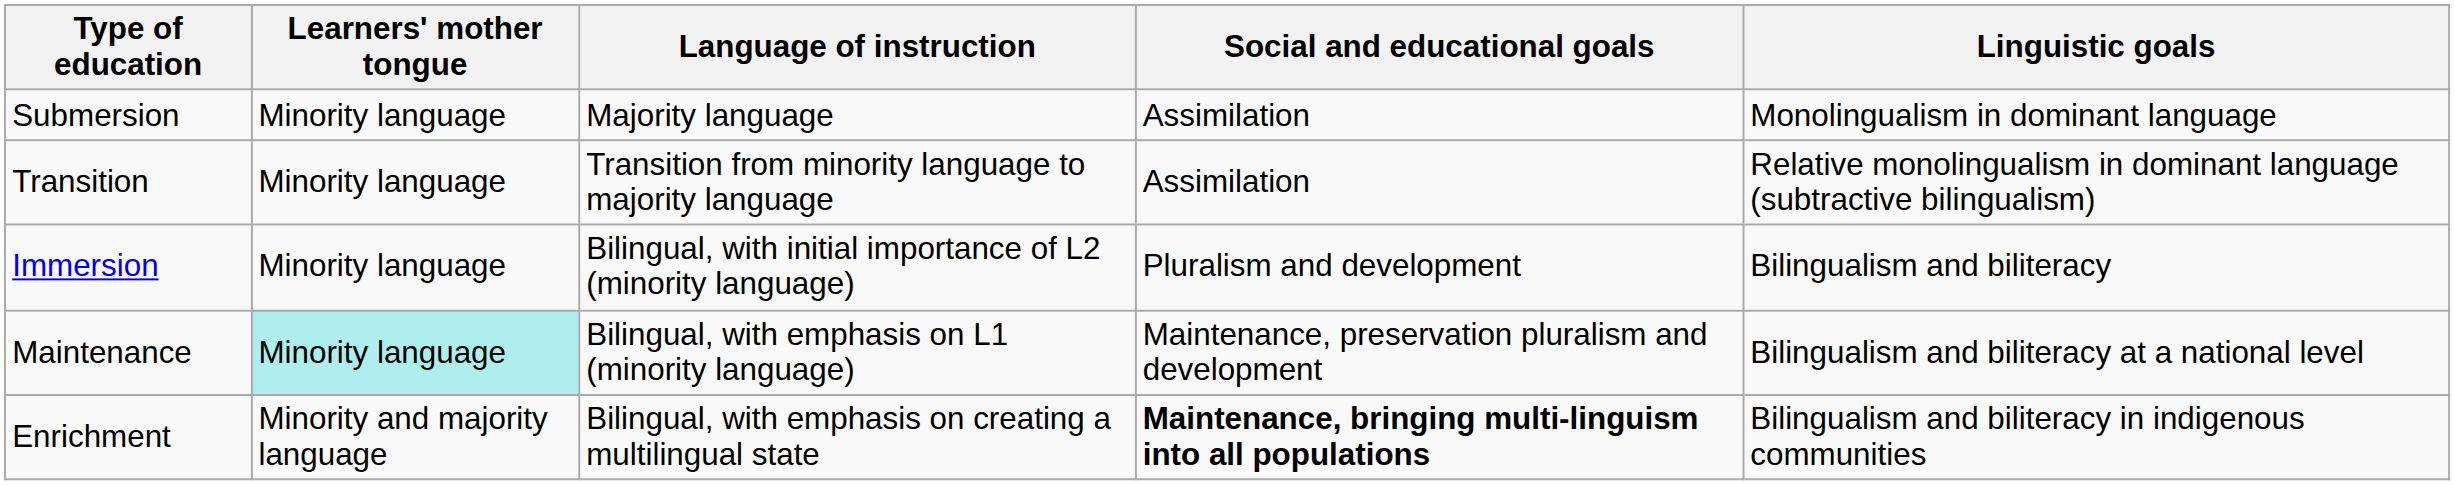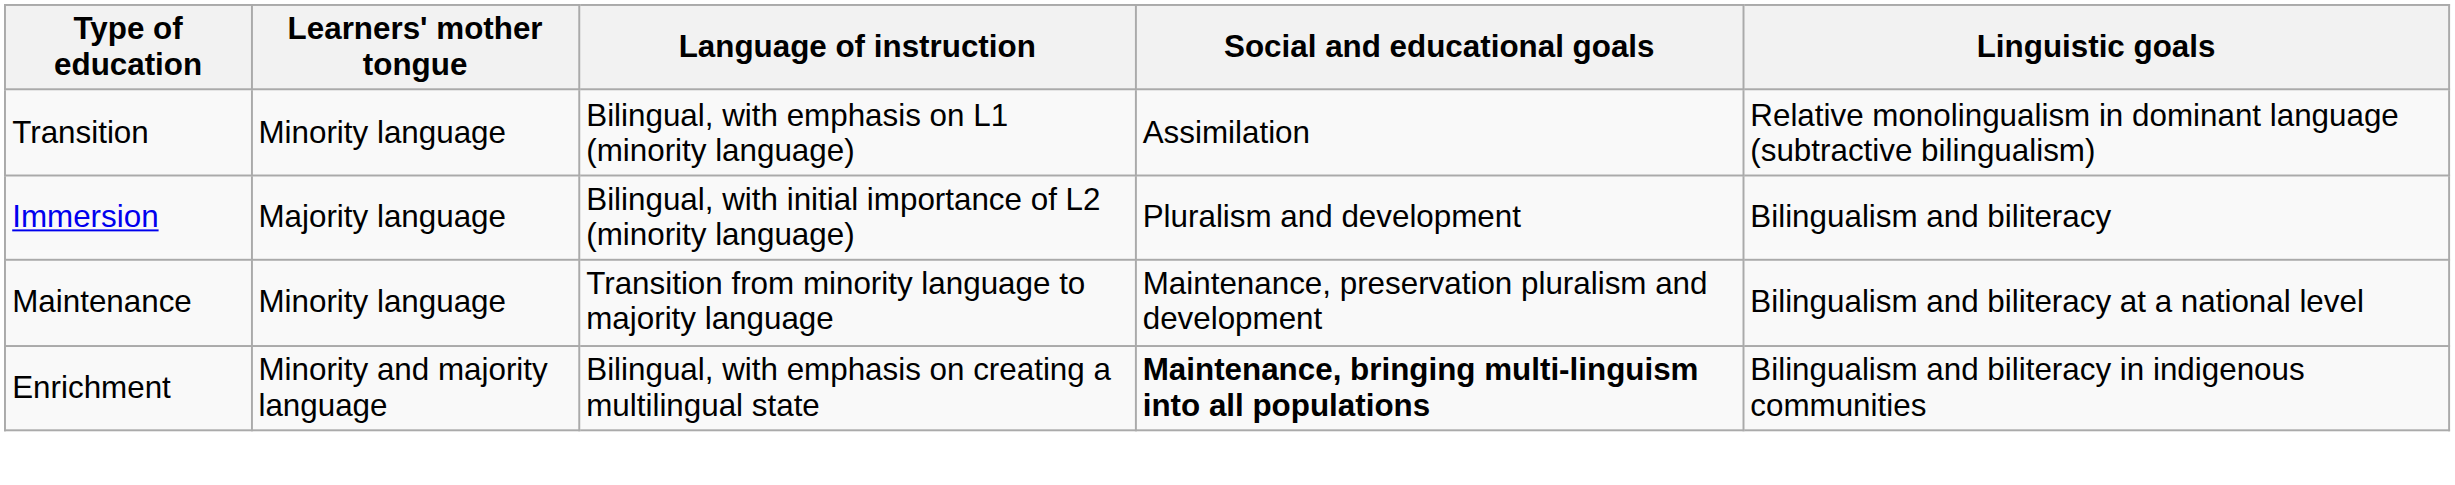- row: (96, 114)
(836, 181) Transition from minority language to majority language -> (797, 132) Bilingual, with emphasis on L1 (minority language)
(382, 266) Minority language -> (382, 217) Majority language
(382, 351) paleturquoise background -> (382, 302) no background
(797, 351) Bilingual, with emphasis on L1 (minority language) -> (836, 302) Transition from minority language to majority language
